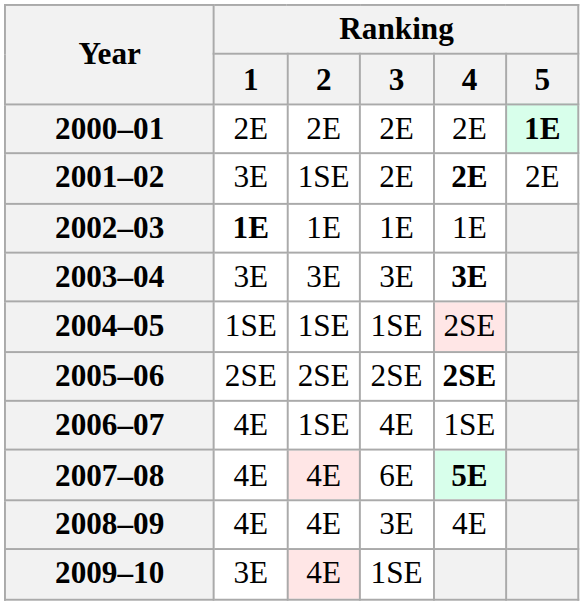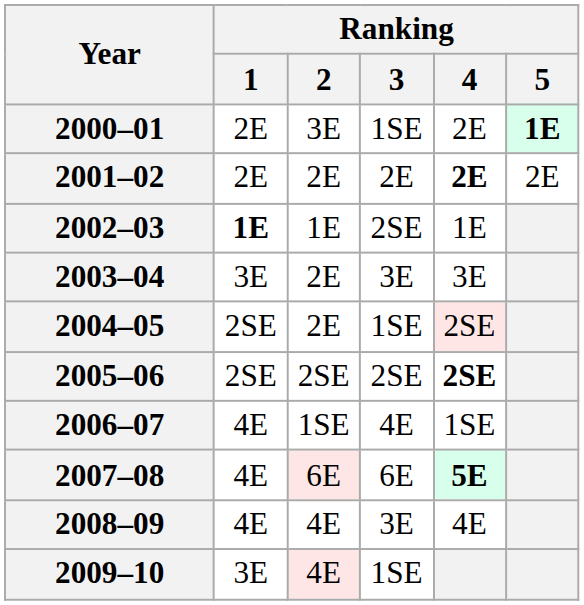(324, 128) 2E -> (324, 128) 3E
(397, 128) 2E -> (397, 128) 1SE
(251, 177) 3E -> (251, 177) 2E
(324, 177) 1SE -> (324, 177) 2E
(397, 227) 1E -> (397, 227) 2SE
(324, 276) 3E -> (324, 276) 2E
(469, 276) bold -> (469, 276) normal
(251, 326) 1SE -> (251, 326) 2SE
(324, 326) 1SE -> (324, 326) 2E
(324, 474) 4E -> (324, 474) 6E
